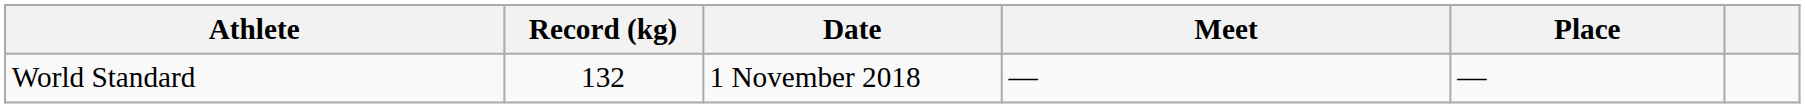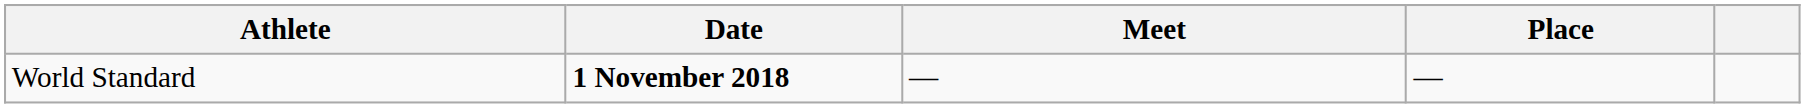- column: (603, 28)
(815, 77) normal -> (681, 77) bold
